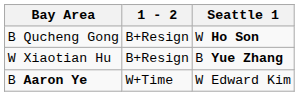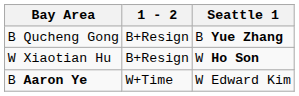(227, 37) W Ho Son -> (239, 37) B Yue Zhang
(239, 59) B Yue Zhang -> (227, 59) W Ho Son
